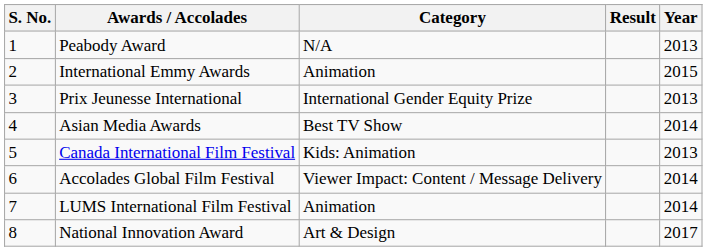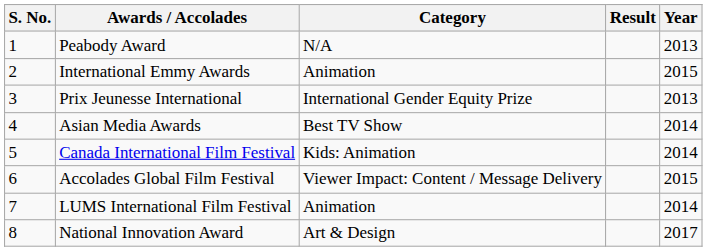(681, 152) 2013 -> (681, 152) 2014
(681, 179) 2014 -> (681, 179) 2015
